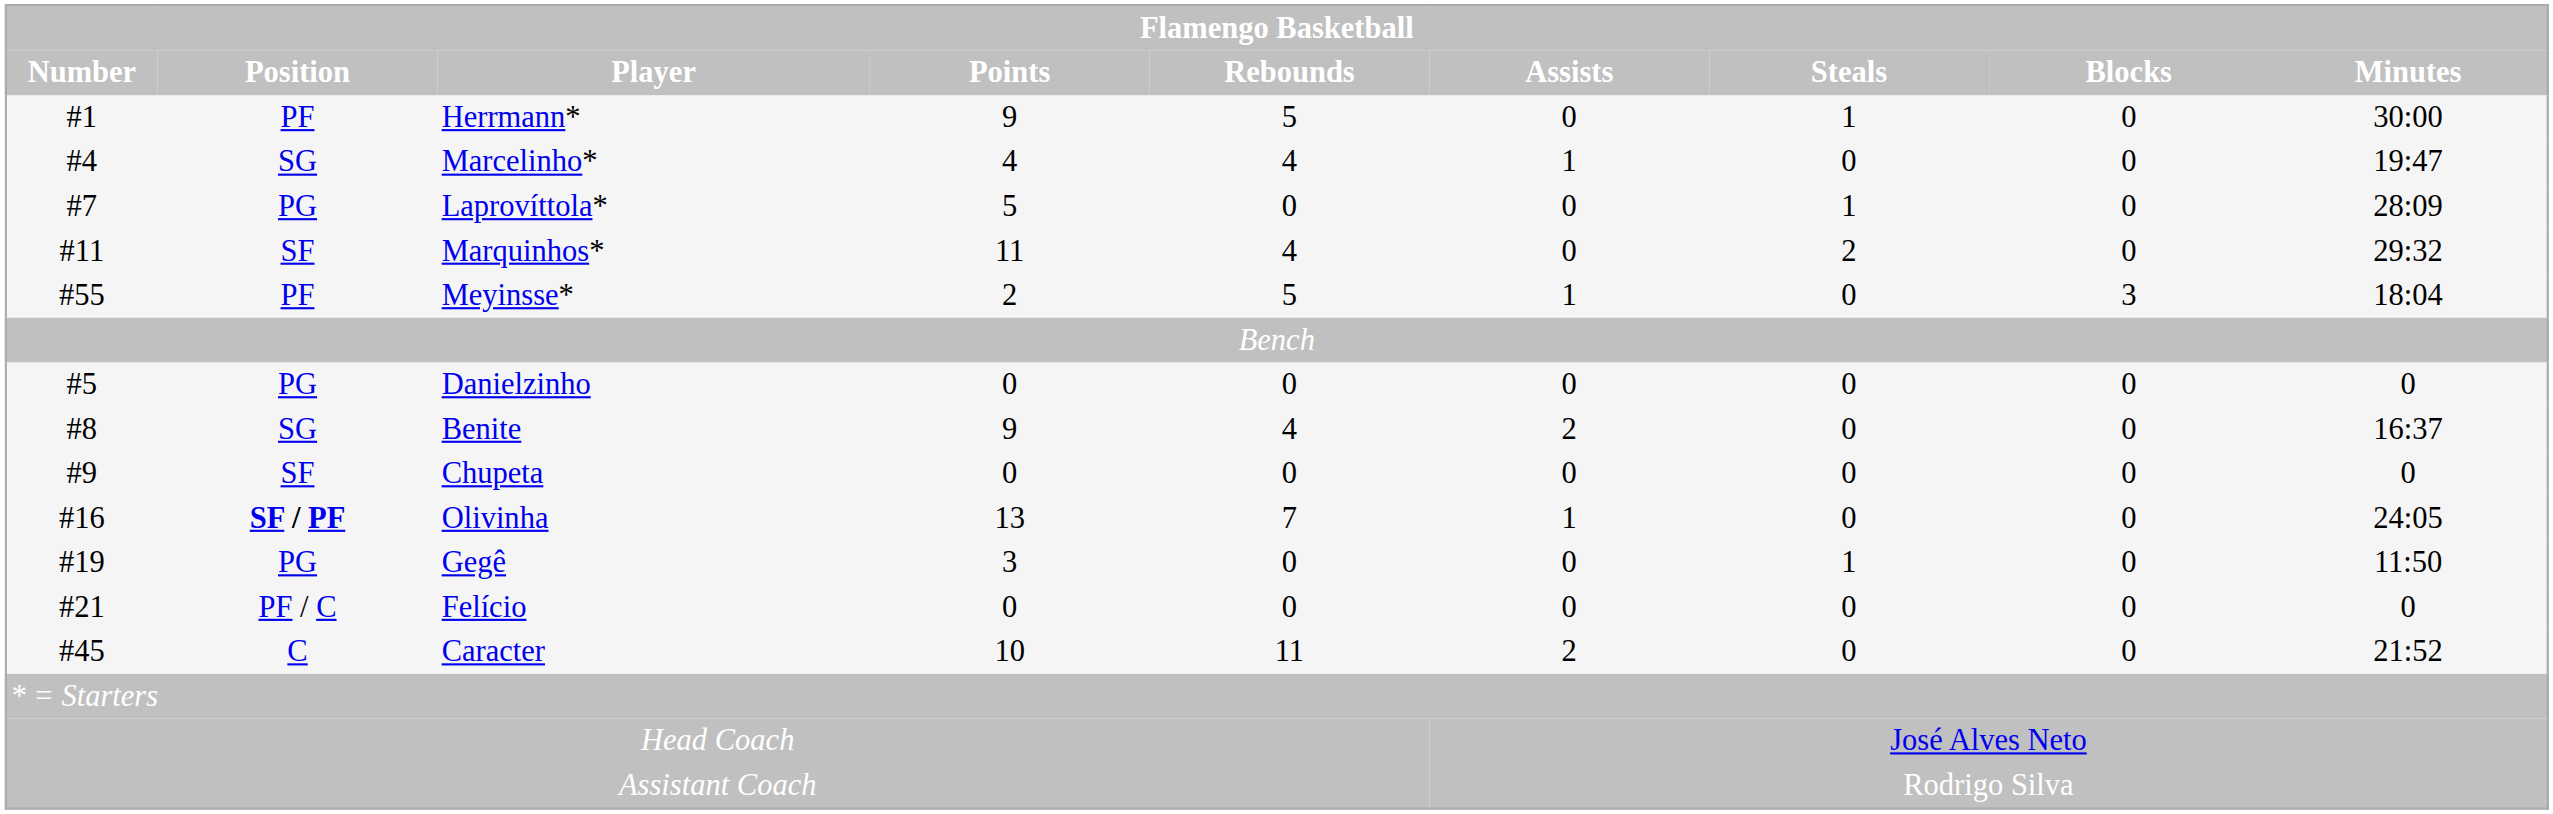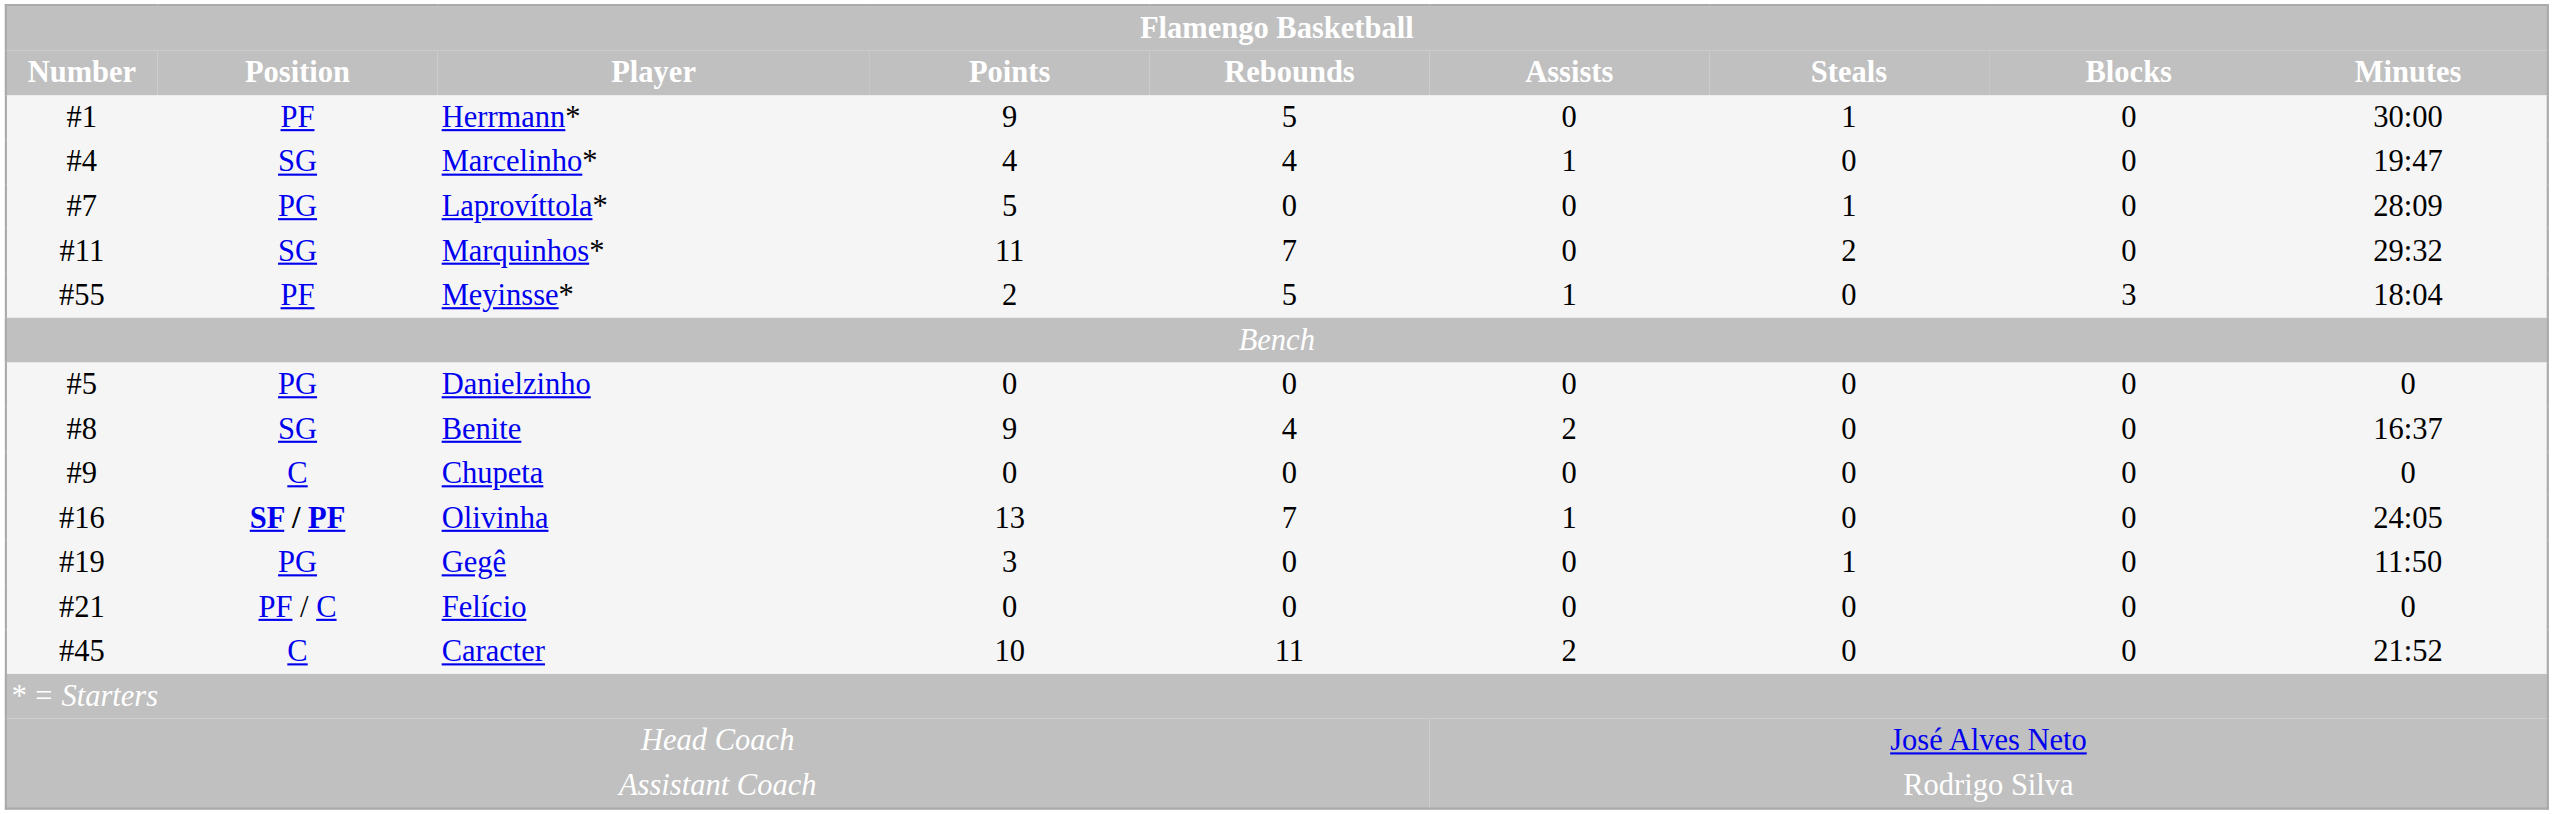(298, 250) SF -> (298, 250) SG
(1289, 250) 4 -> (1289, 250) 7
(298, 473) SF -> (298, 473) C
